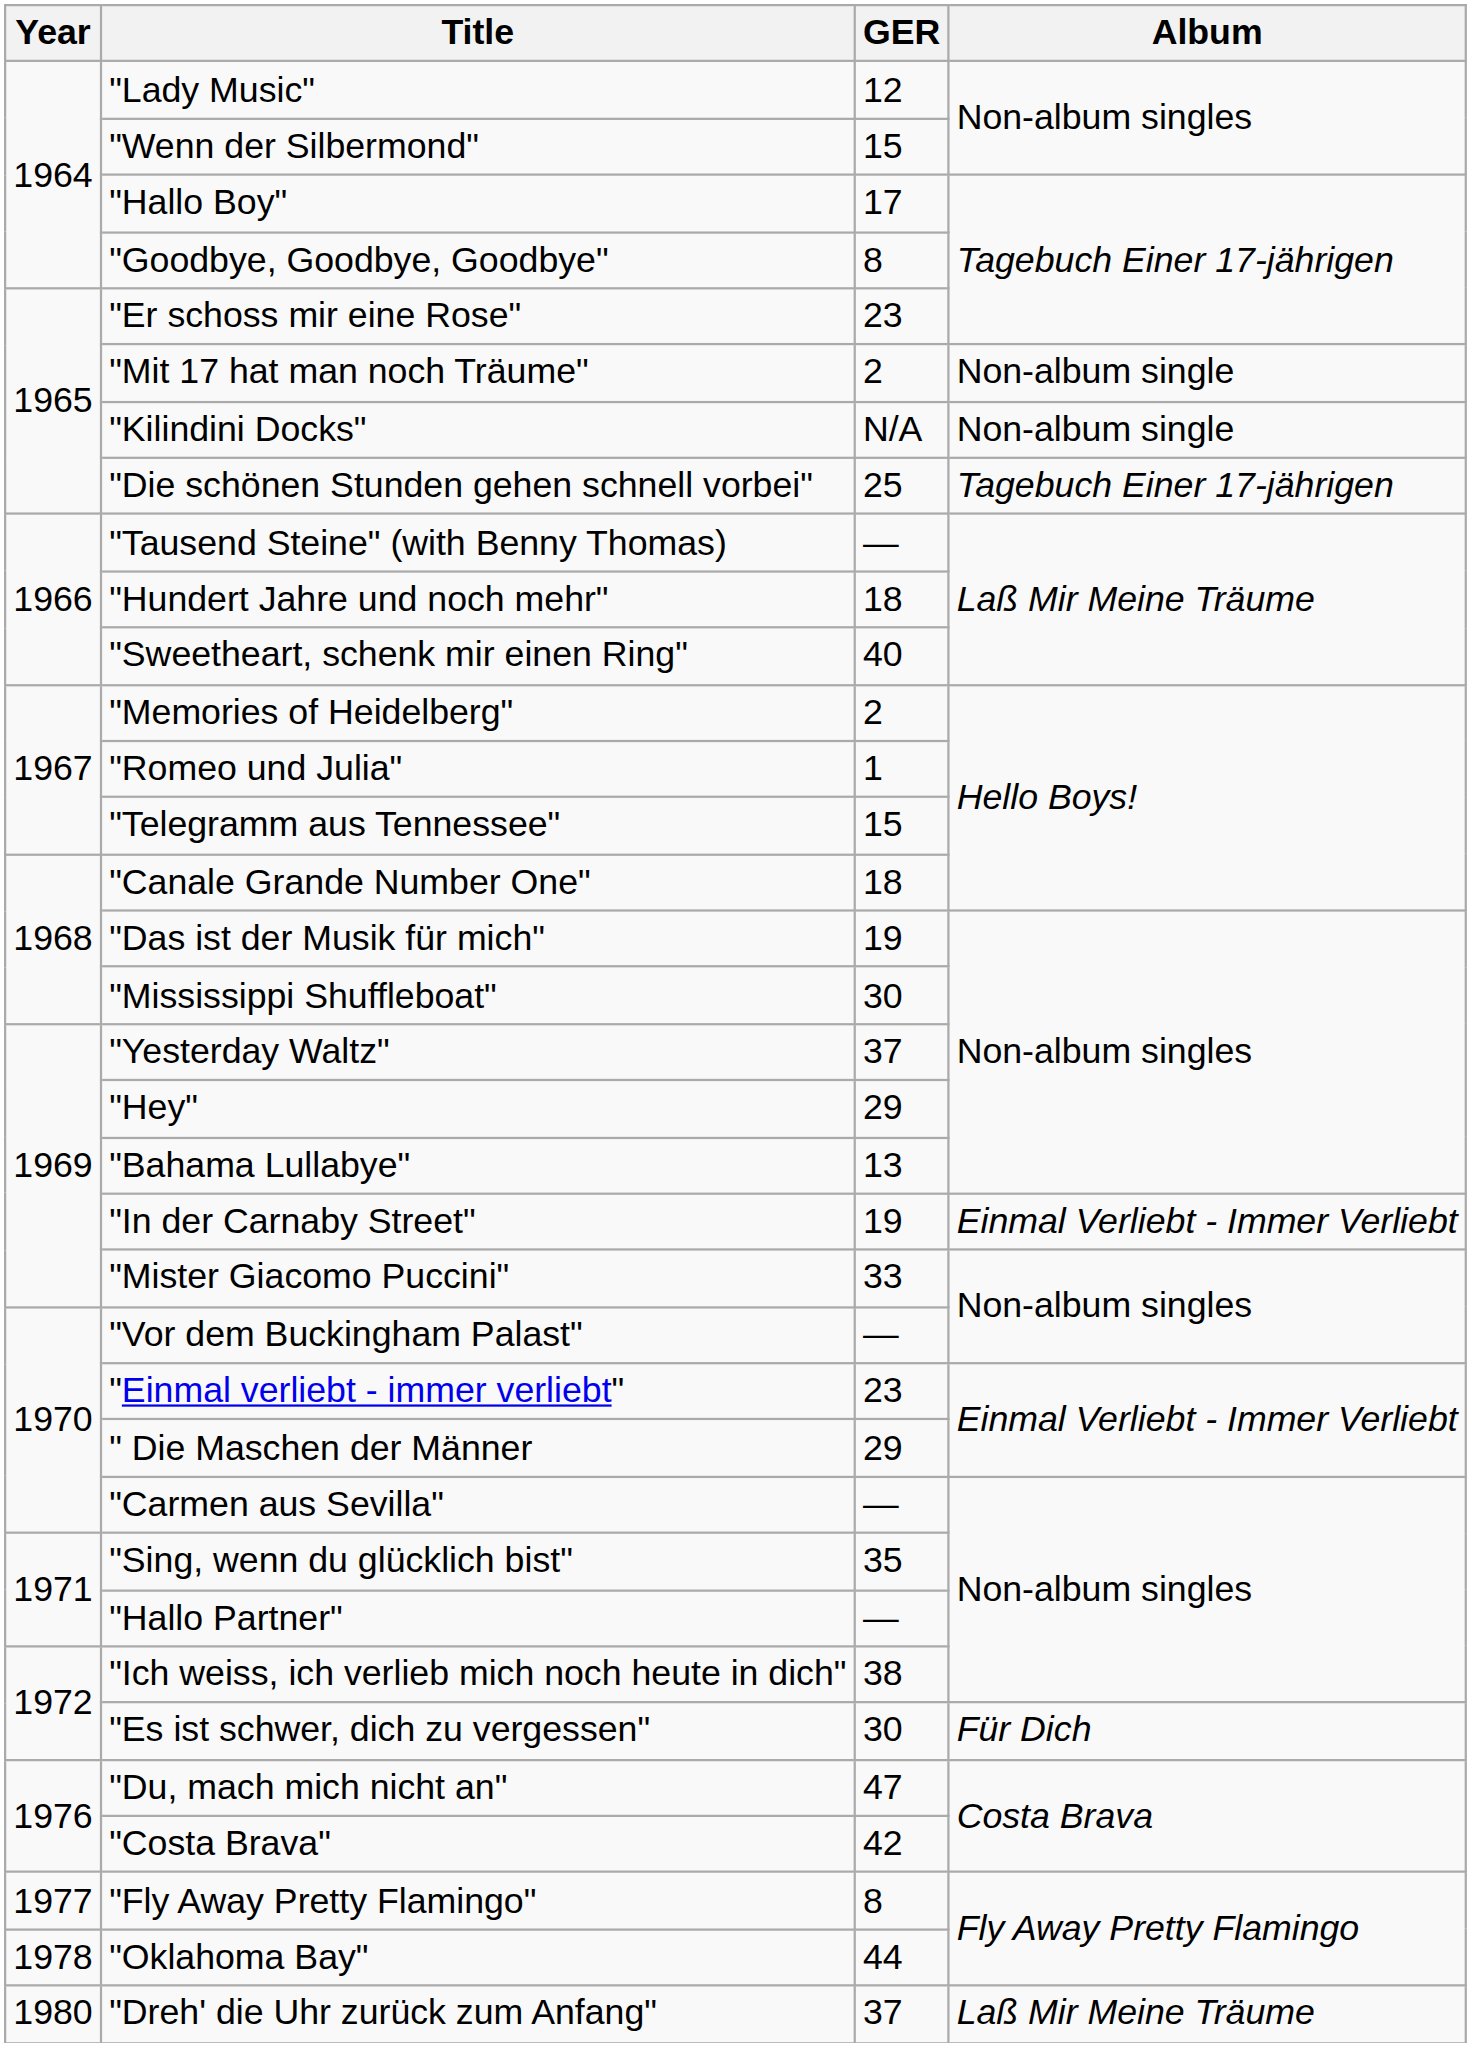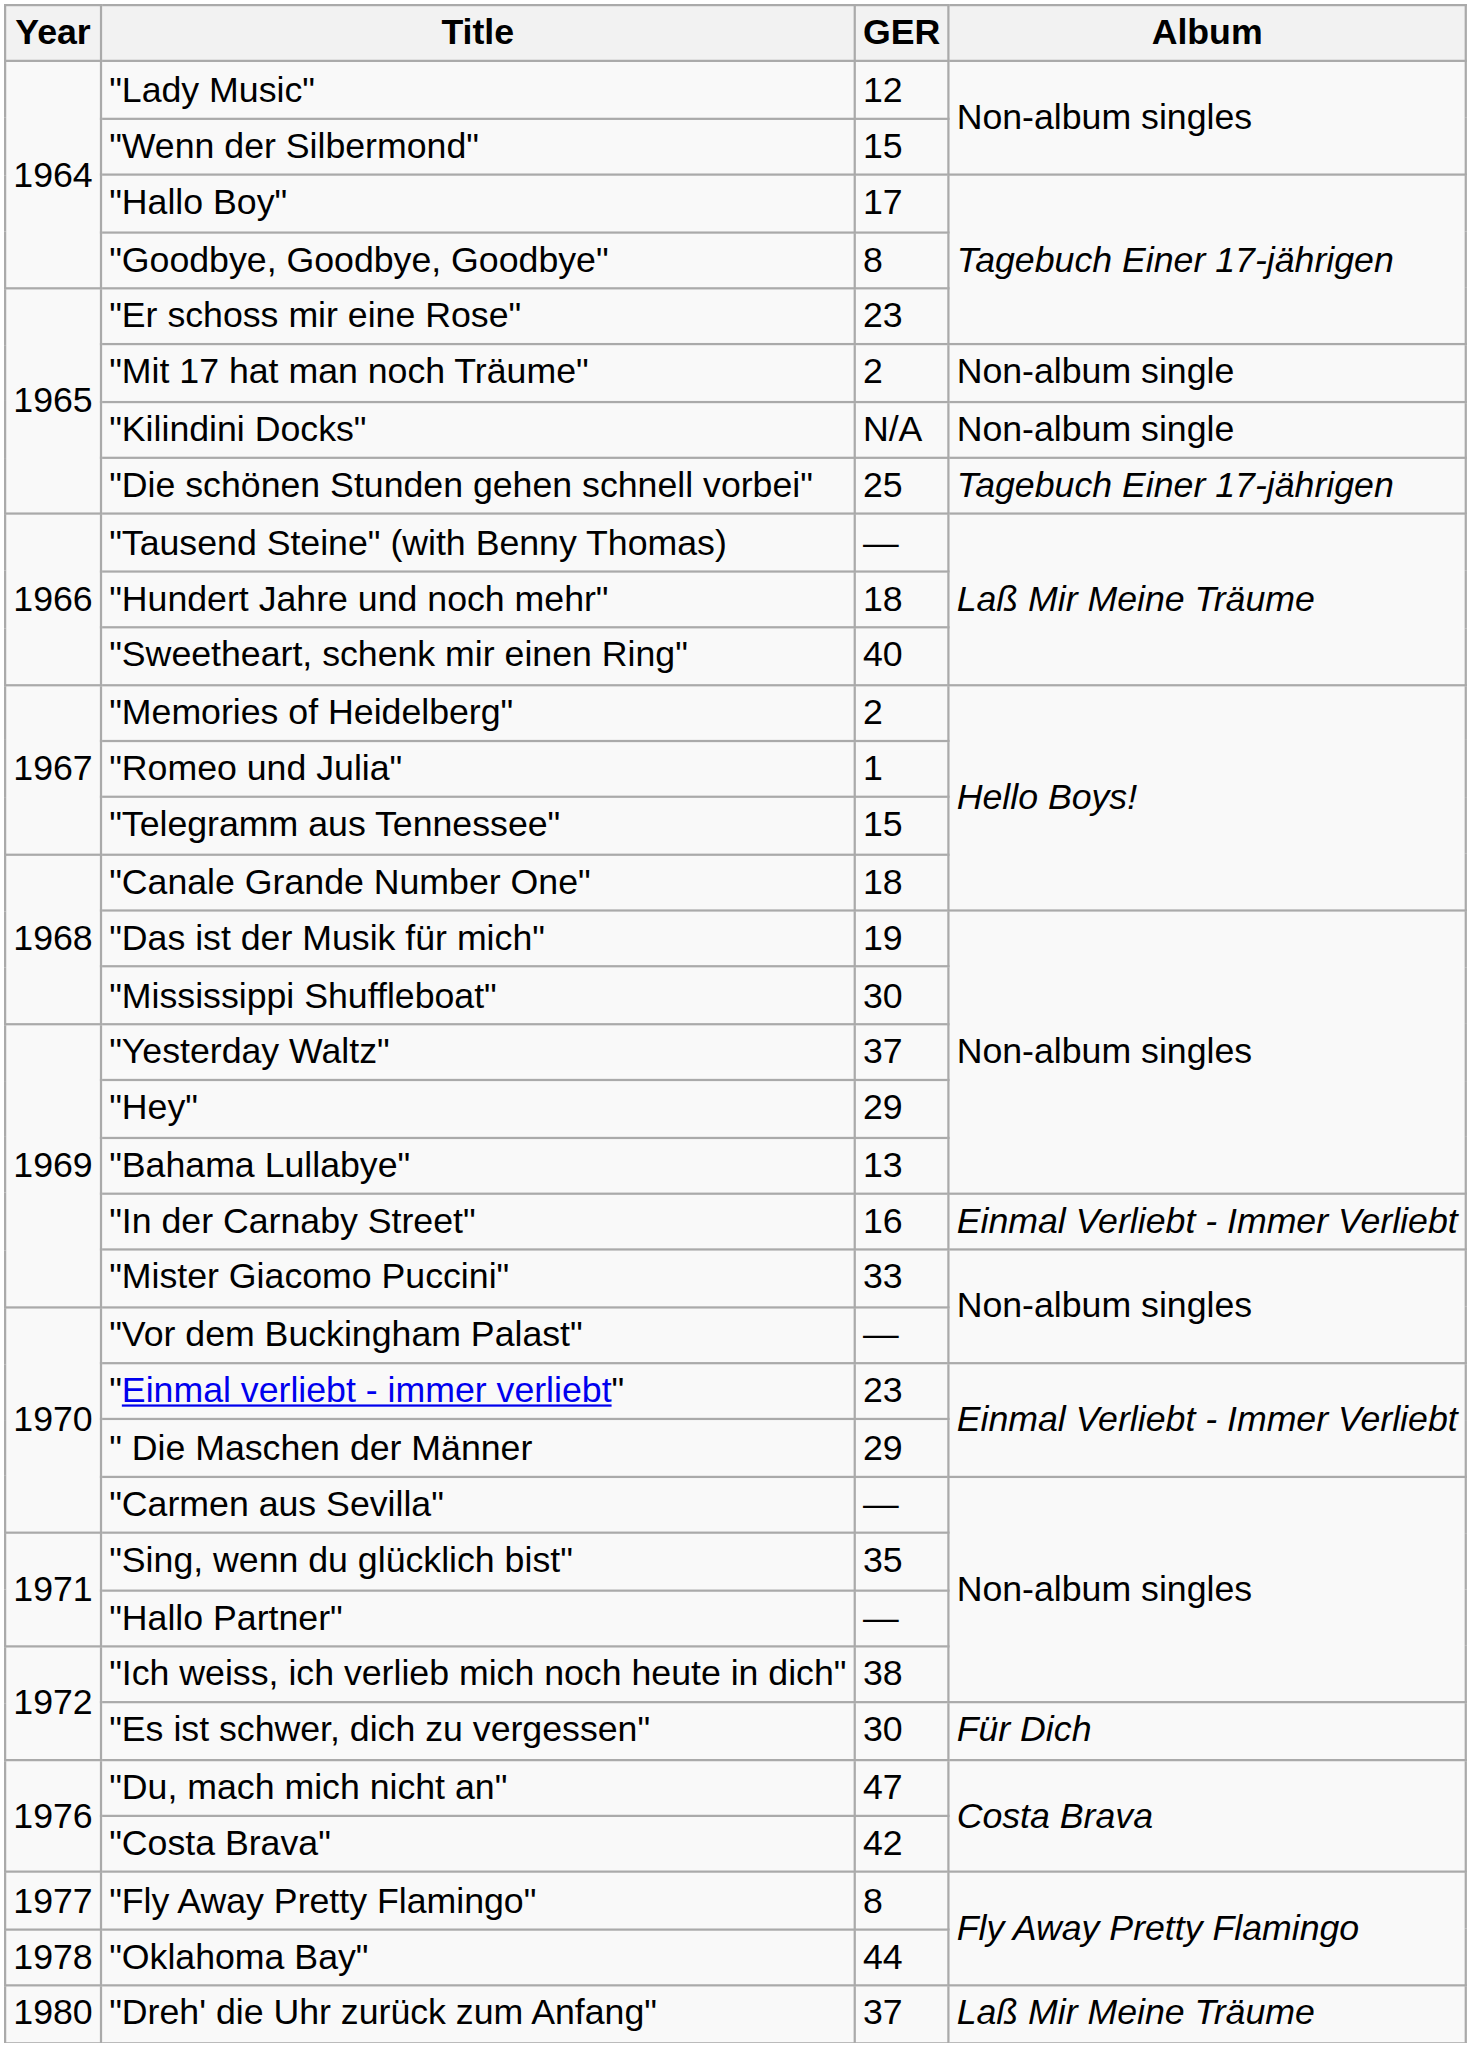(883, 1221) 19 -> (883, 1221) 16
